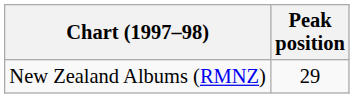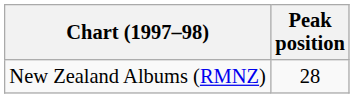(310, 76) 29 -> (310, 76) 28
